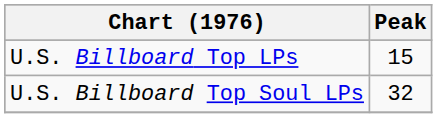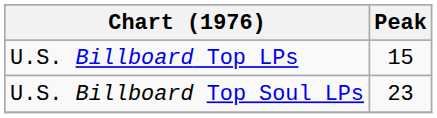(401, 94) 32 -> (401, 94) 23
